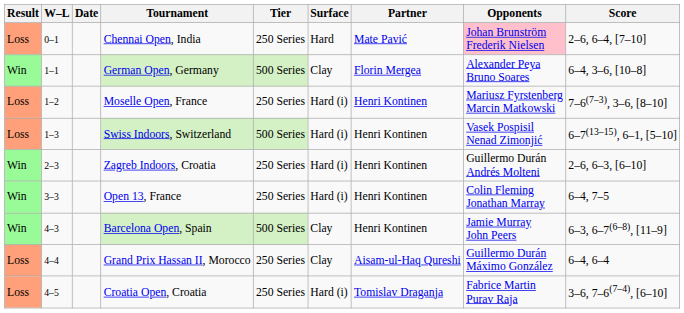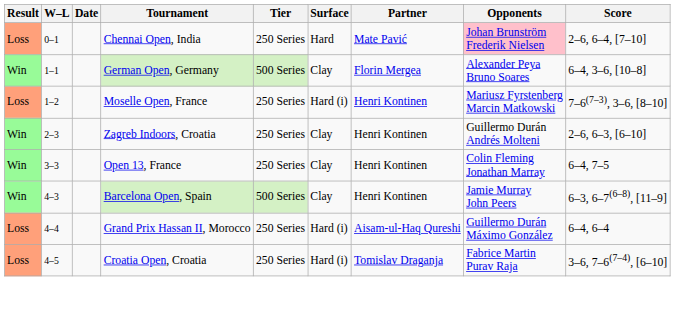- row: (167, 133)
(329, 165) Hard (i) -> (321, 133) Clay
(329, 197) Hard (i) -> (321, 165) Clay
(321, 260) Clay -> (329, 228) Hard (i)
